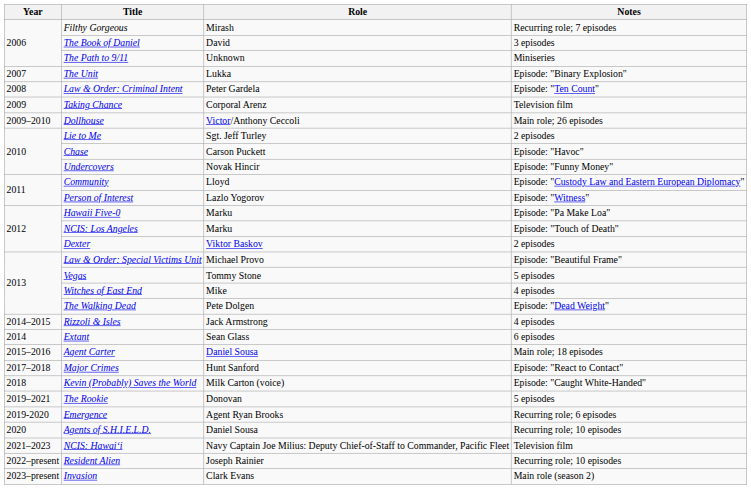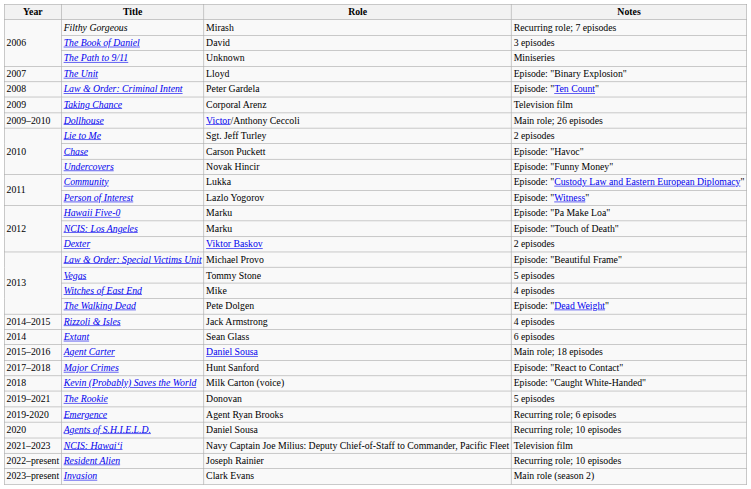(219, 74) Lukka -> (218, 74) Lloyd
(218, 182) Lloyd -> (219, 182) Lukka
